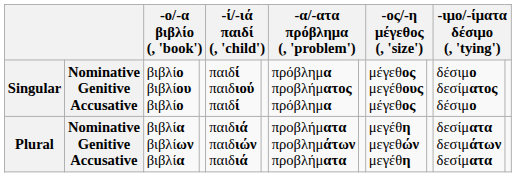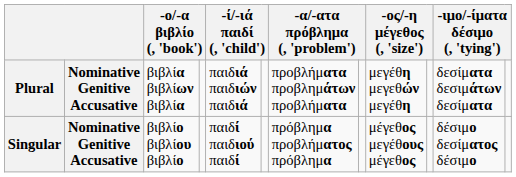rows swapped: (35, 88) <-> (35, 144)
